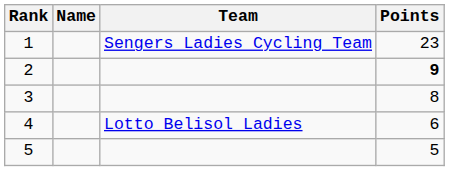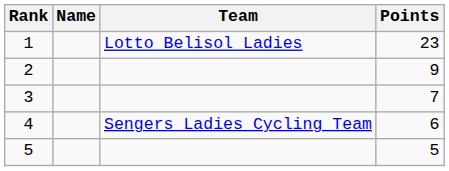(238, 45) Sengers Ladies Cycling Team -> (203, 45) Lotto Belisol Ladies
(435, 72) bold -> (435, 72) normal
(435, 99) 8 -> (435, 99) 7
(203, 125) Lotto Belisol Ladies -> (238, 125) Sengers Ladies Cycling Team
